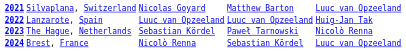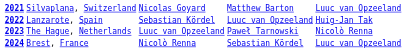(182, 20) Luuc van Opzeeland -> (177, 20) Sebastian Kördel
(177, 32) Sebastian Kördel -> (182, 32) Luuc van Opzeeland
